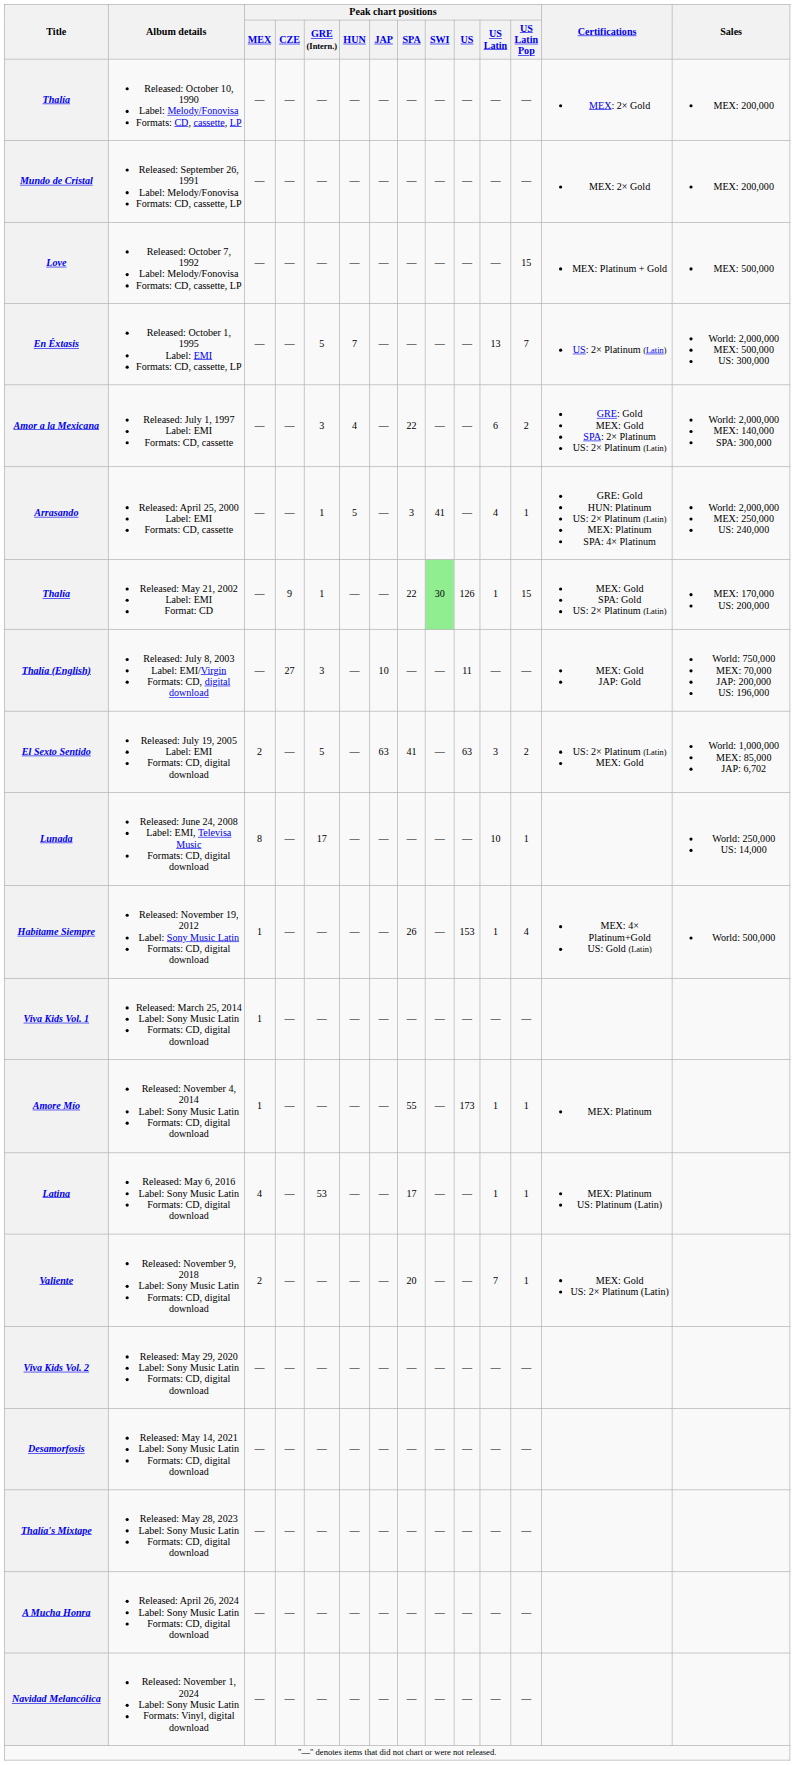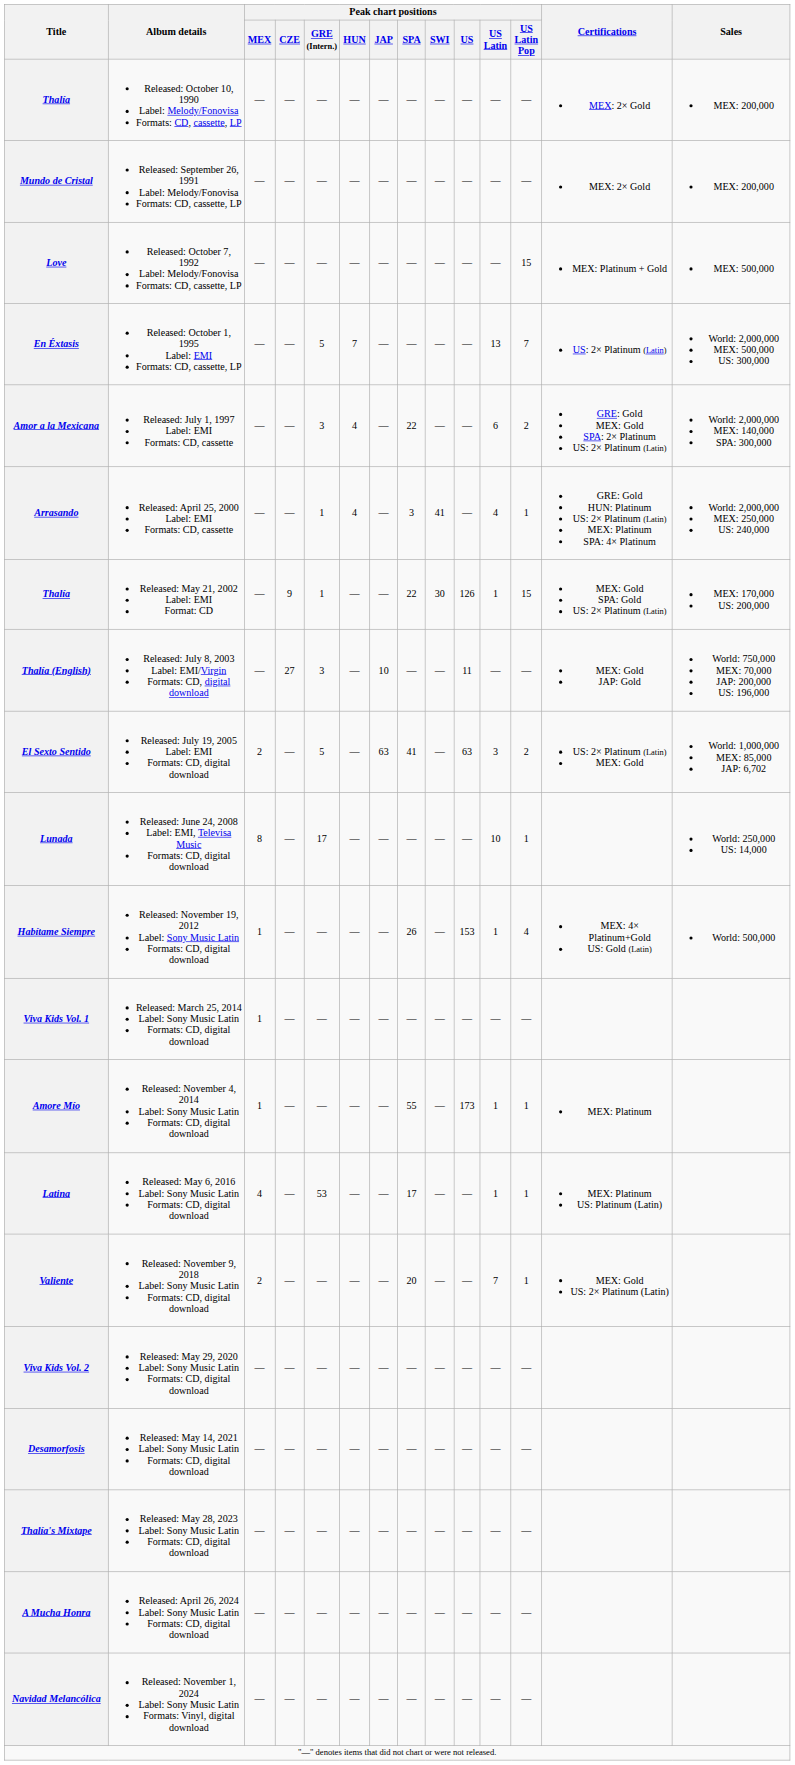(355, 513) 5 -> (355, 513) 4
(440, 594) lightgreen background -> (440, 594) no background
